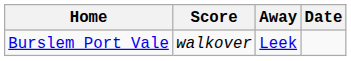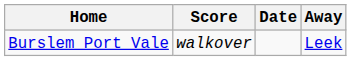columns swapped: (278, 17) <-> (323, 17)
